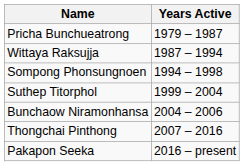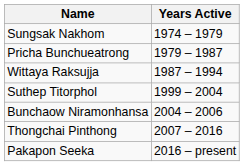+ row: (56, 33)
- row: (77, 72)
